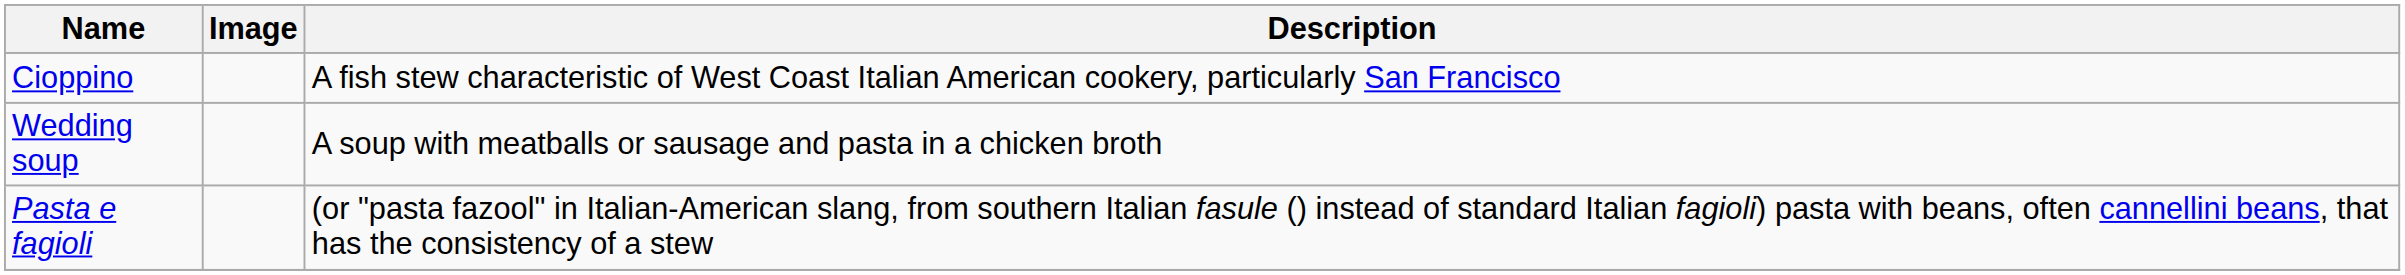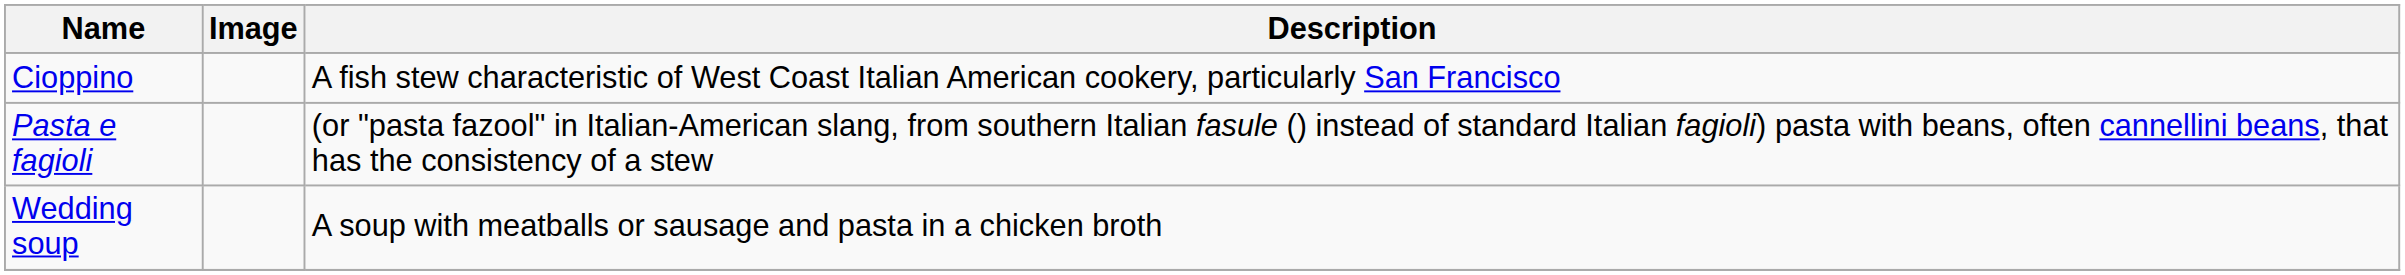rows swapped: (72, 143) <-> (64, 226)
